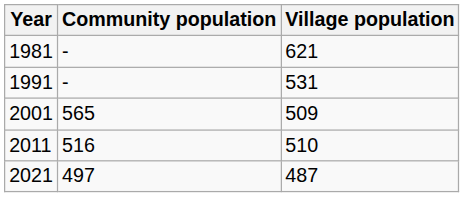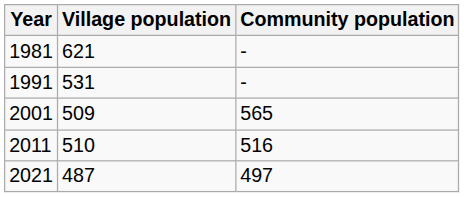columns swapped: (370, 20) <-> (169, 20)
